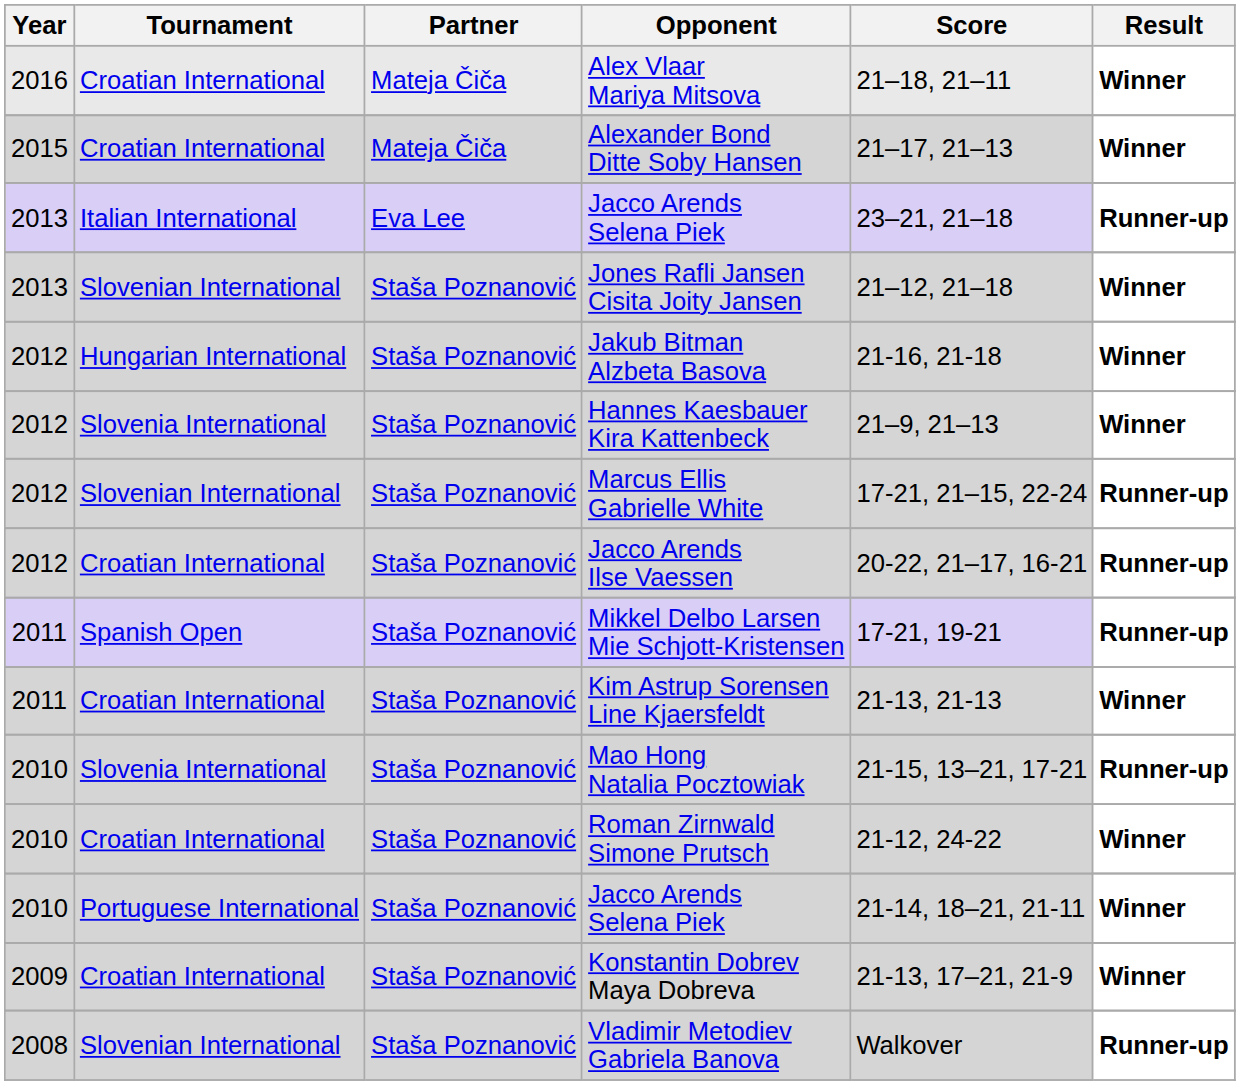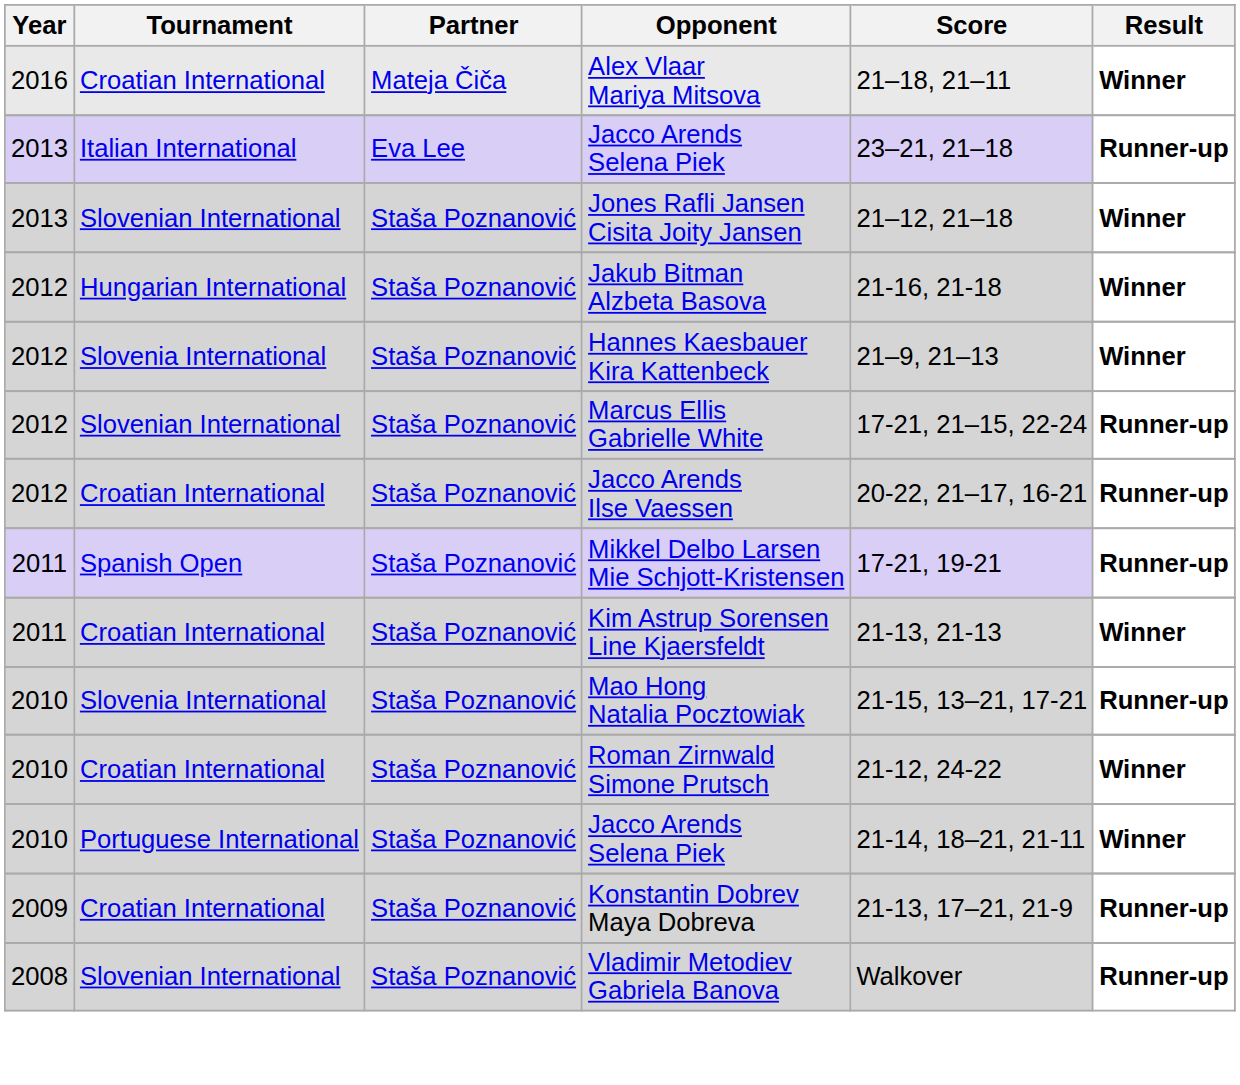- row: (39, 149)
(1142, 977) Winner -> (1164, 908) Runner-up
